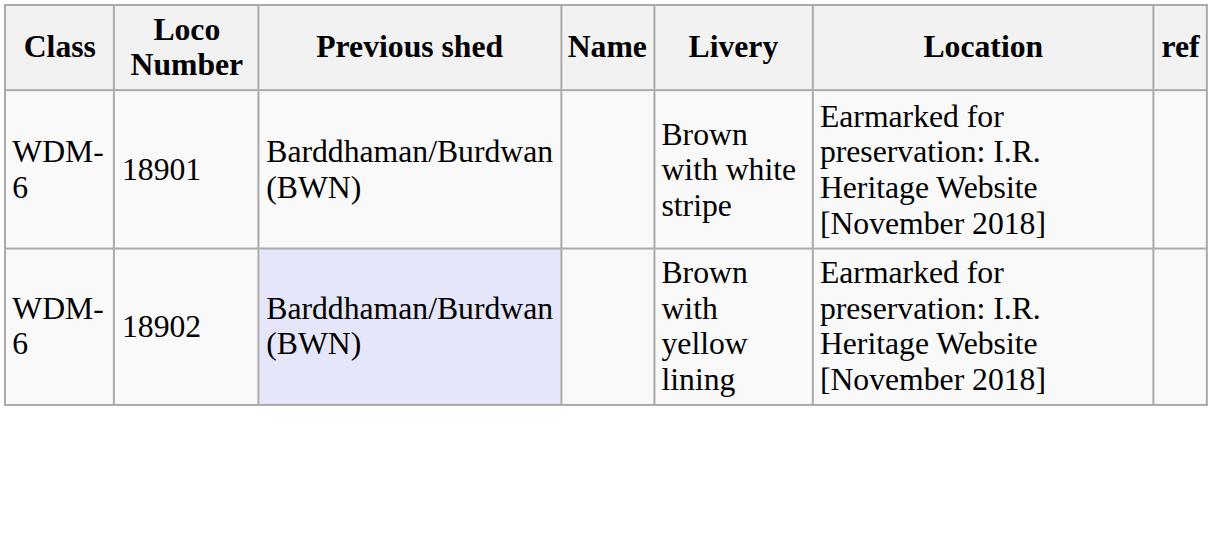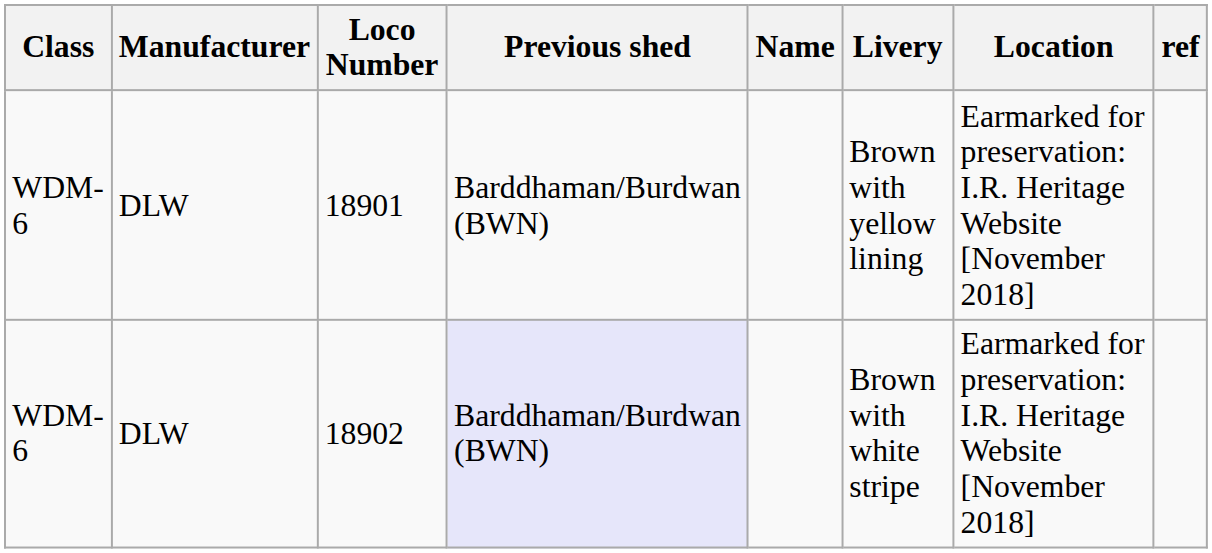+ column: (214, 47)
(729, 168) Brown with white stripe -> (892, 204) Brown with yellow lining
(705, 326) Brown with yellow lining -> (892, 433) Brown with white stripe
